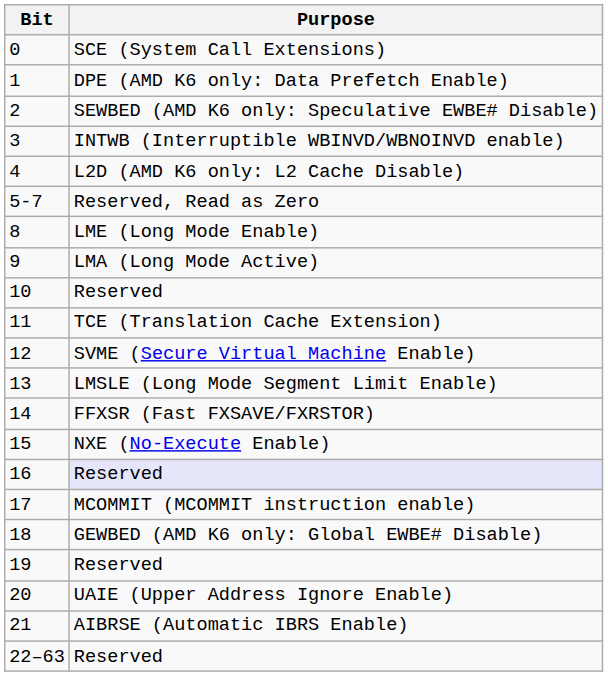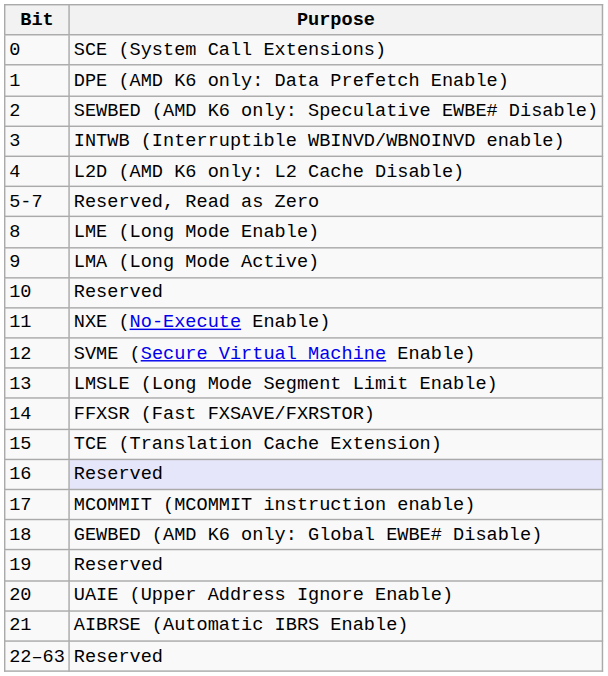(258, 323) TCE (Translation Cache Extension) -> (202, 323) NXE (No-Execute Enable)
(202, 444) NXE (No-Execute Enable) -> (258, 444) TCE (Translation Cache Extension)
